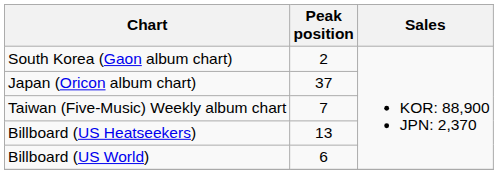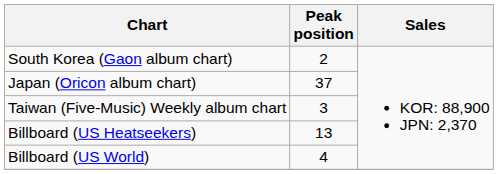(324, 108) 7 -> (324, 108) 3
(324, 157) 6 -> (324, 157) 4
